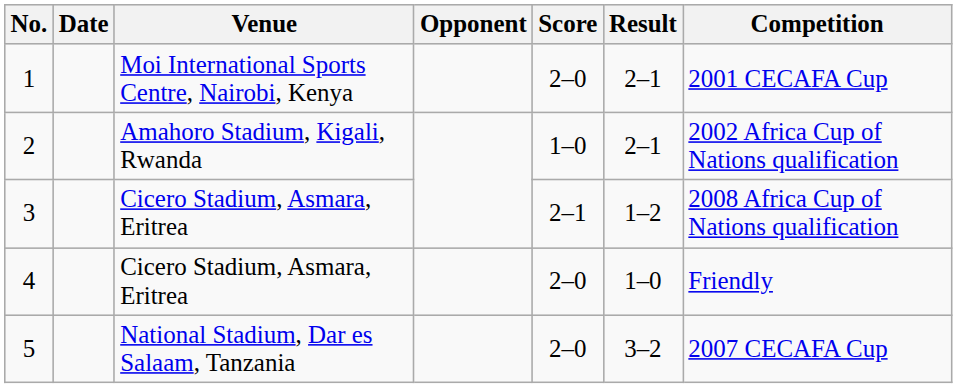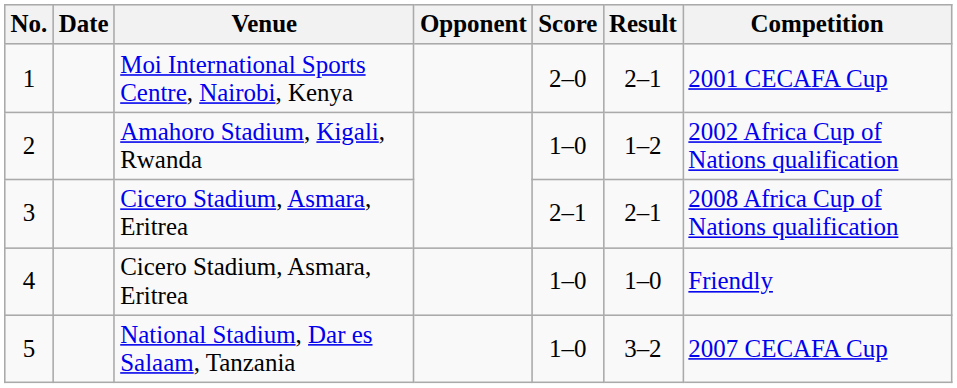(643, 145) 2–1 -> (643, 145) 1–2
(643, 213) 1–2 -> (643, 213) 2–1
(568, 280) 2–0 -> (568, 280) 1–0
(568, 348) 2–0 -> (568, 348) 1–0
